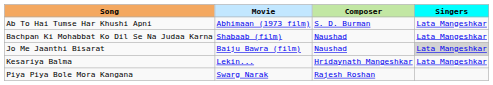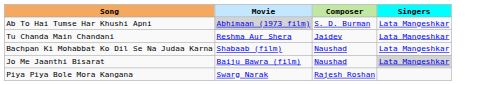(263, 23) no background -> (263, 23) lightgrey background
+ row: (60, 36)
- row: (39, 62)
